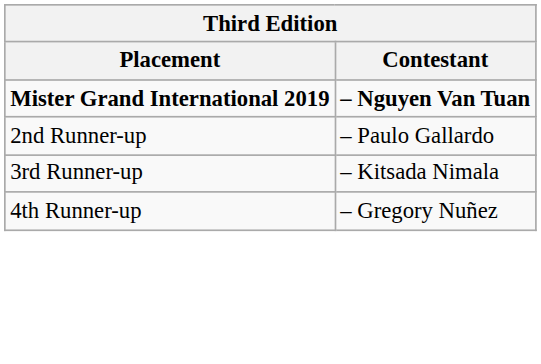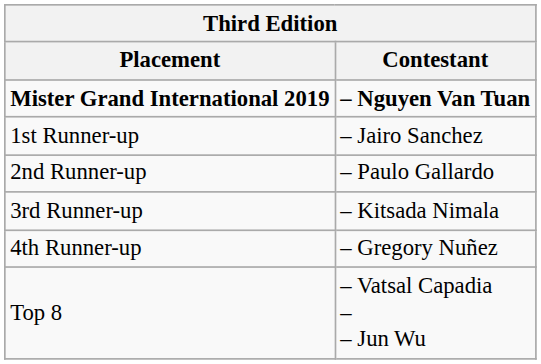+ row: (75, 135)
+ row: (36, 311)
